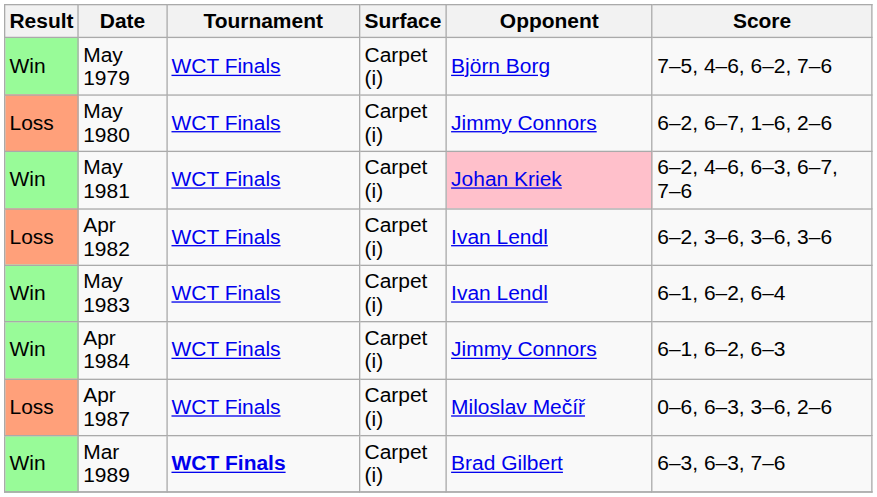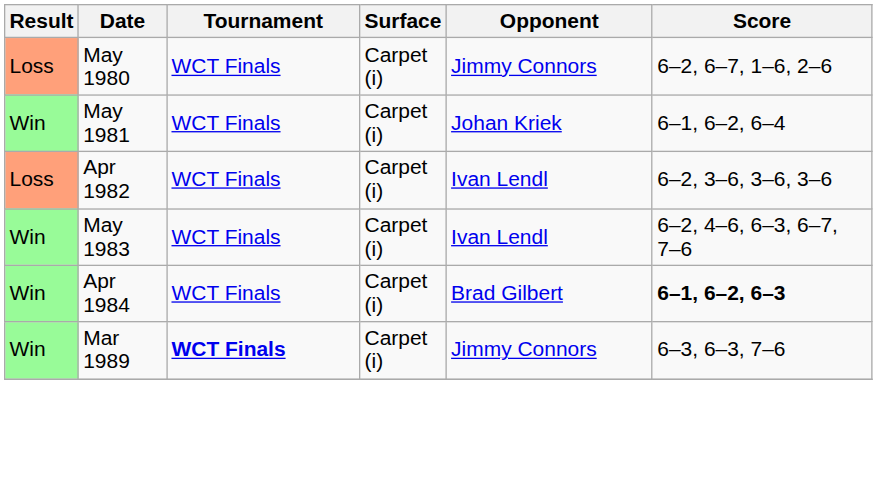- row: (107, 66)
(506, 179) pink background -> (506, 122) no background
(748, 179) 6–2, 4–6, 6–3, 6–7, 7–6 -> (721, 122) 6–1, 6–2, 6–4
(721, 293) 6–1, 6–2, 6–4 -> (748, 236) 6–2, 4–6, 6–3, 6–7, 7–6
(524, 350) Jimmy Connors -> (507, 293) Brad Gilbert
(721, 350) normal -> (721, 293) bold
- row: (107, 407)
(507, 463) Brad Gilbert -> (524, 350) Jimmy Connors
